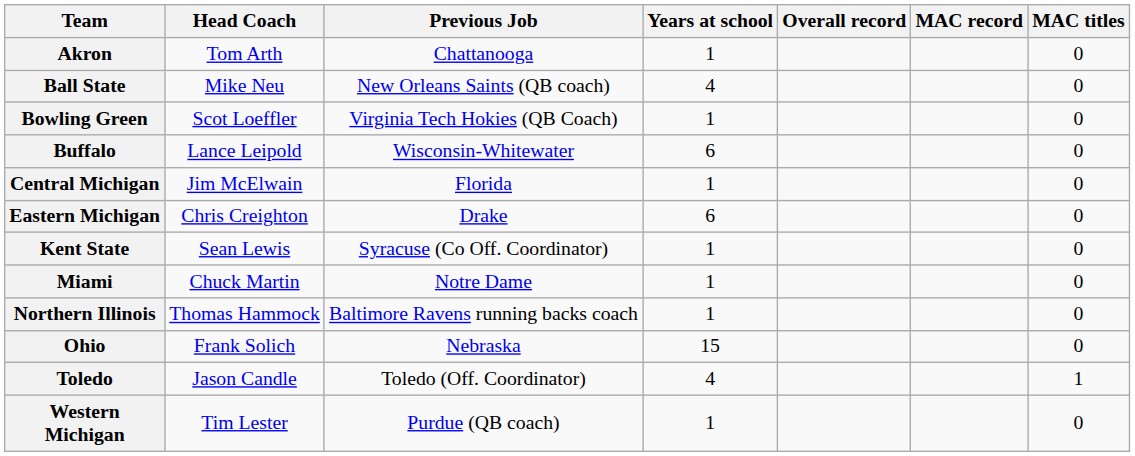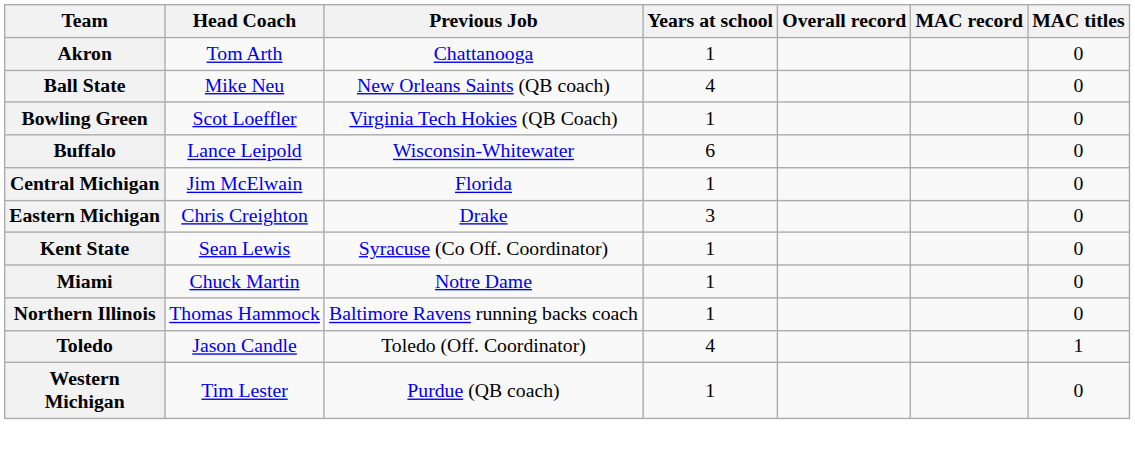(710, 216) 6 -> (710, 216) 3
- row: (85, 346)
